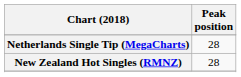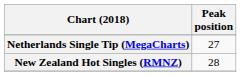(214, 44) 28 -> (214, 44) 27
